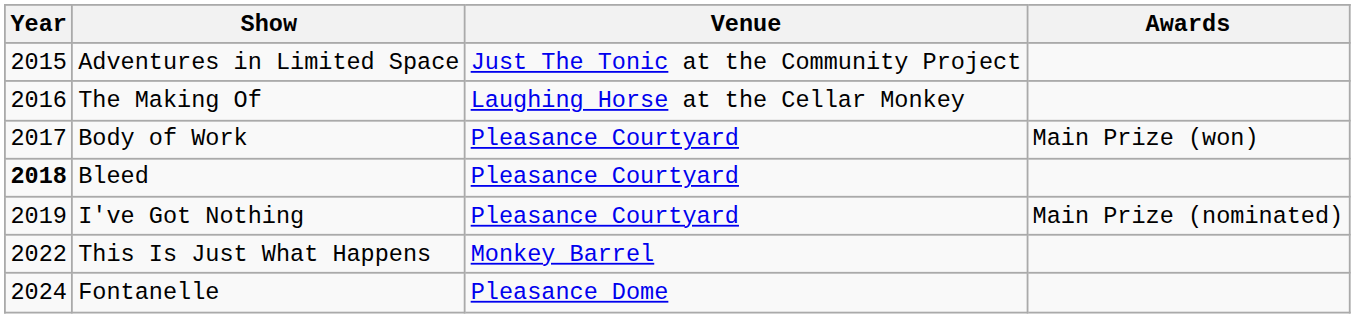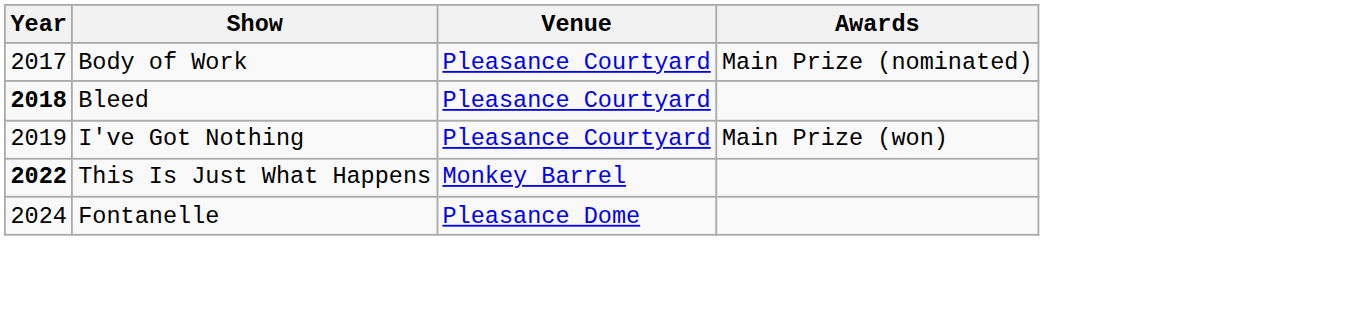- row: (269, 62)
- row: (170, 101)
(1146, 139) Main Prize (won) -> (877, 62) Main Prize (nominated)
(1188, 216) Main Prize (nominated) -> (835, 139) Main Prize (won)
(39, 254) normal -> (39, 177) bold
